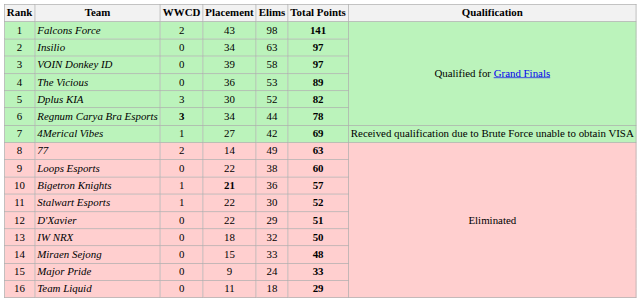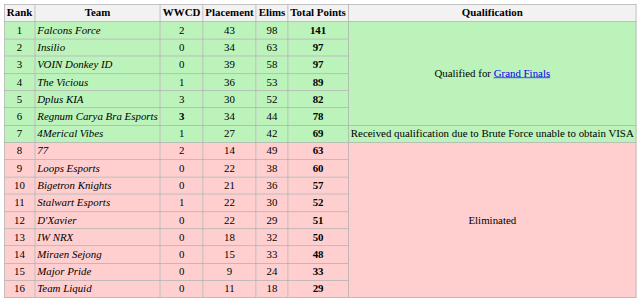(182, 82) 0 -> (182, 82) 1
(182, 185) 1 -> (182, 185) 0
(230, 185) bold -> (230, 185) normal
